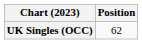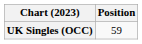(116, 30) 62 -> (116, 30) 59
